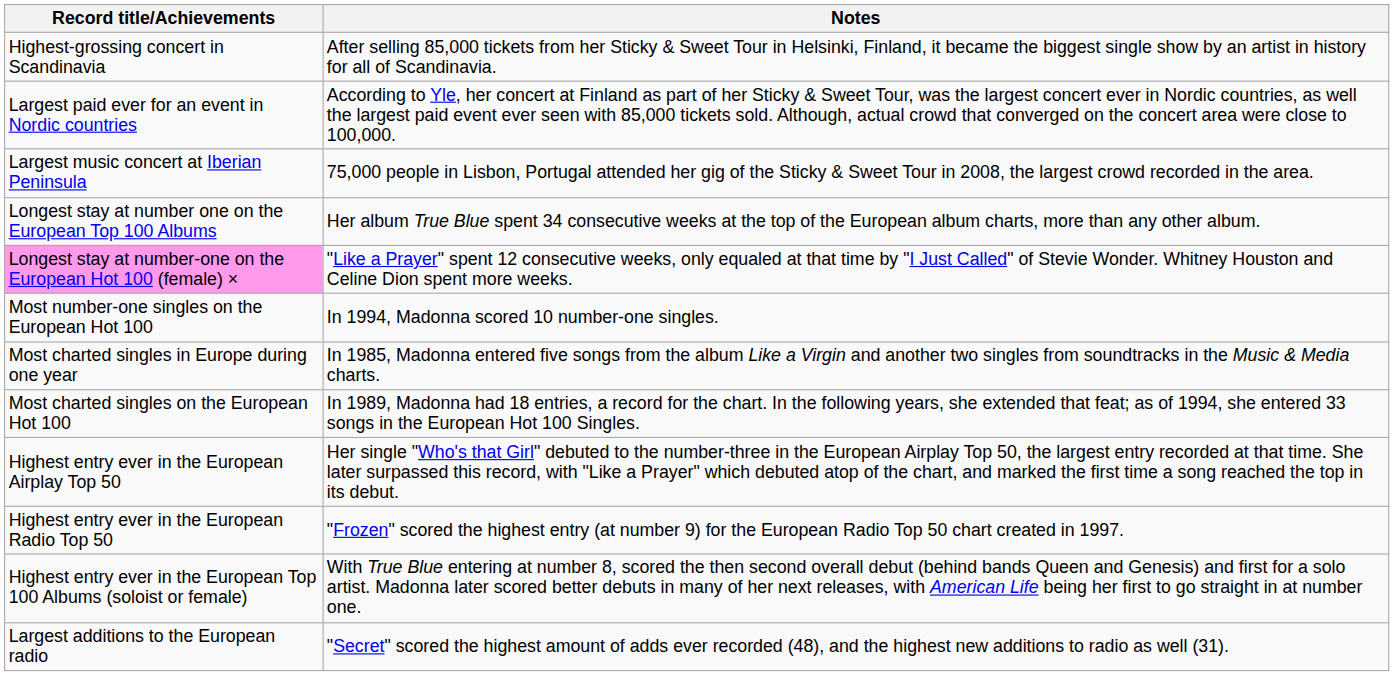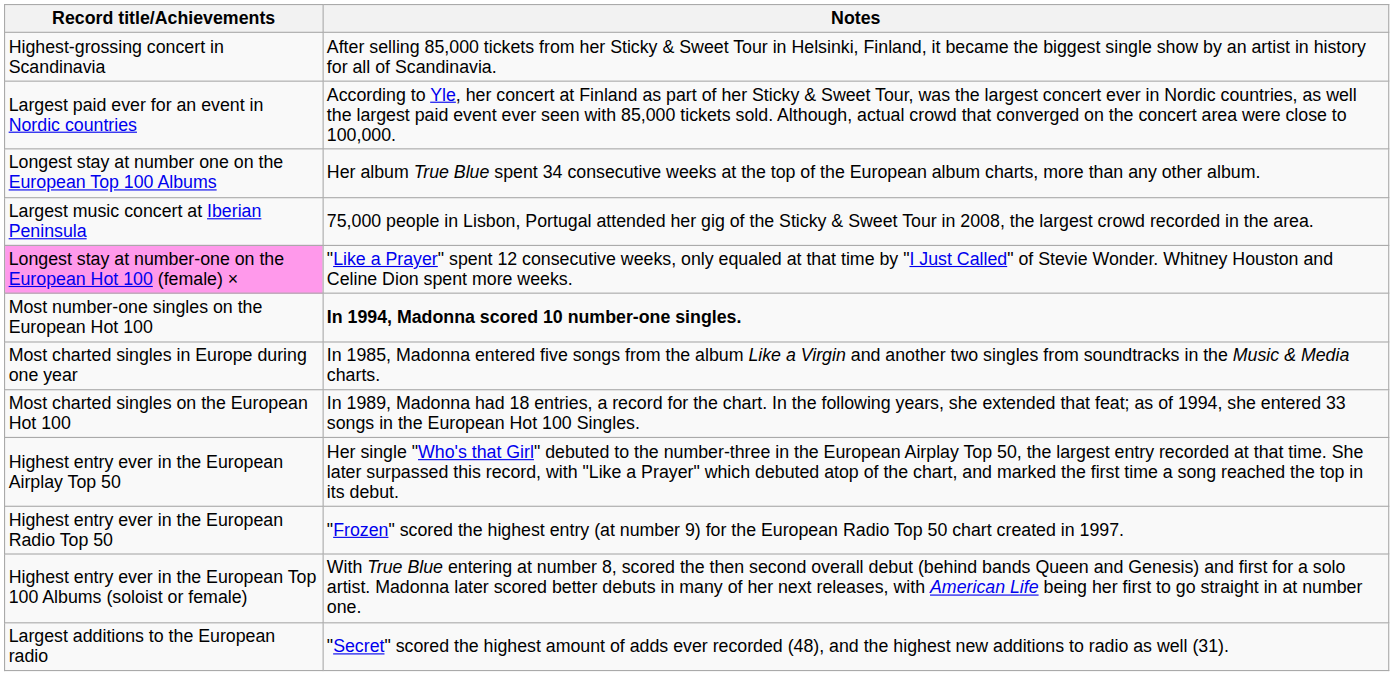rows swapped: (135, 173) <-> (146, 221)
(523, 317) normal -> (534, 317) bold
